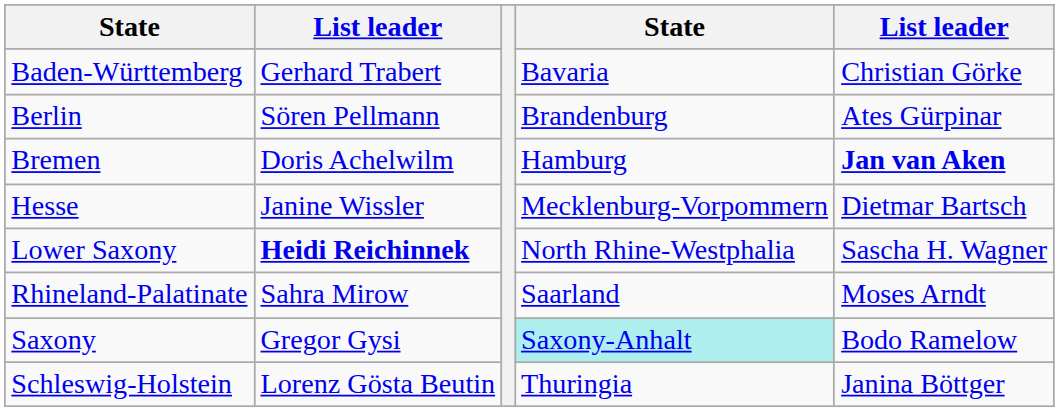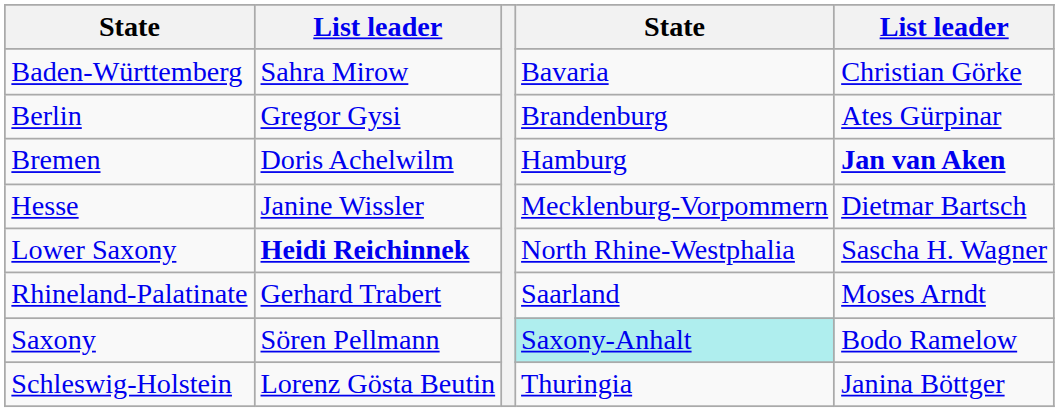(351, 71) Gerhard Trabert -> (334, 71) Sahra Mirow
(350, 116) Sören Pellmann -> (331, 116) Gregor Gysi
(334, 294) Sahra Mirow -> (351, 294) Gerhard Trabert
(331, 339) Gregor Gysi -> (350, 339) Sören Pellmann
